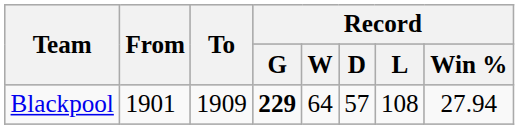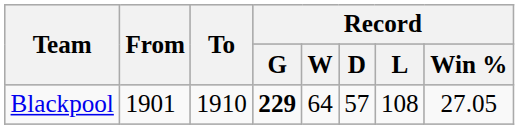(222, 104) 1909 -> (222, 104) 1910
(469, 104) 27.94 -> (469, 104) 27.05
